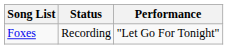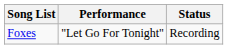columns swapped: (168, 13) <-> (86, 13)
